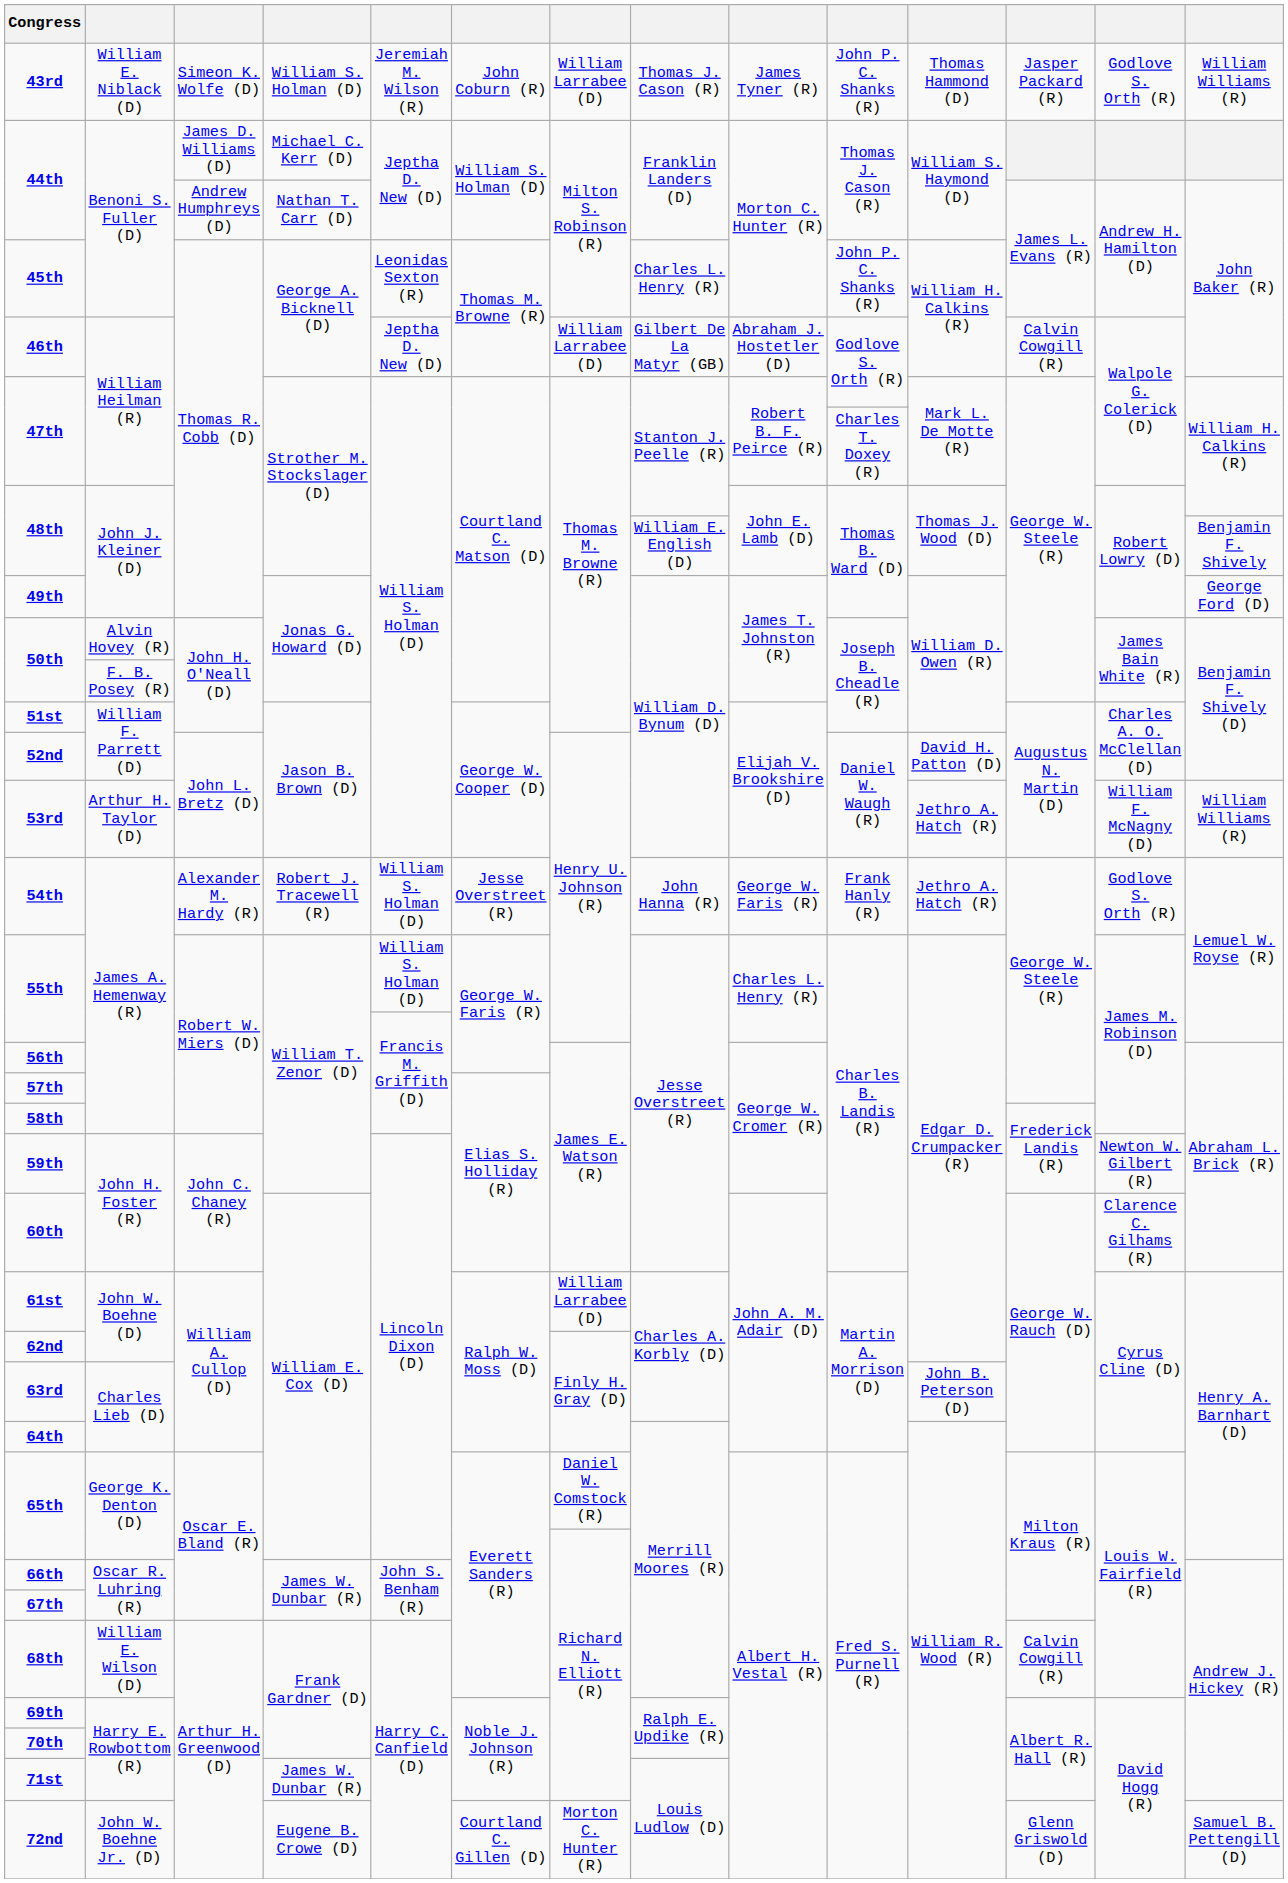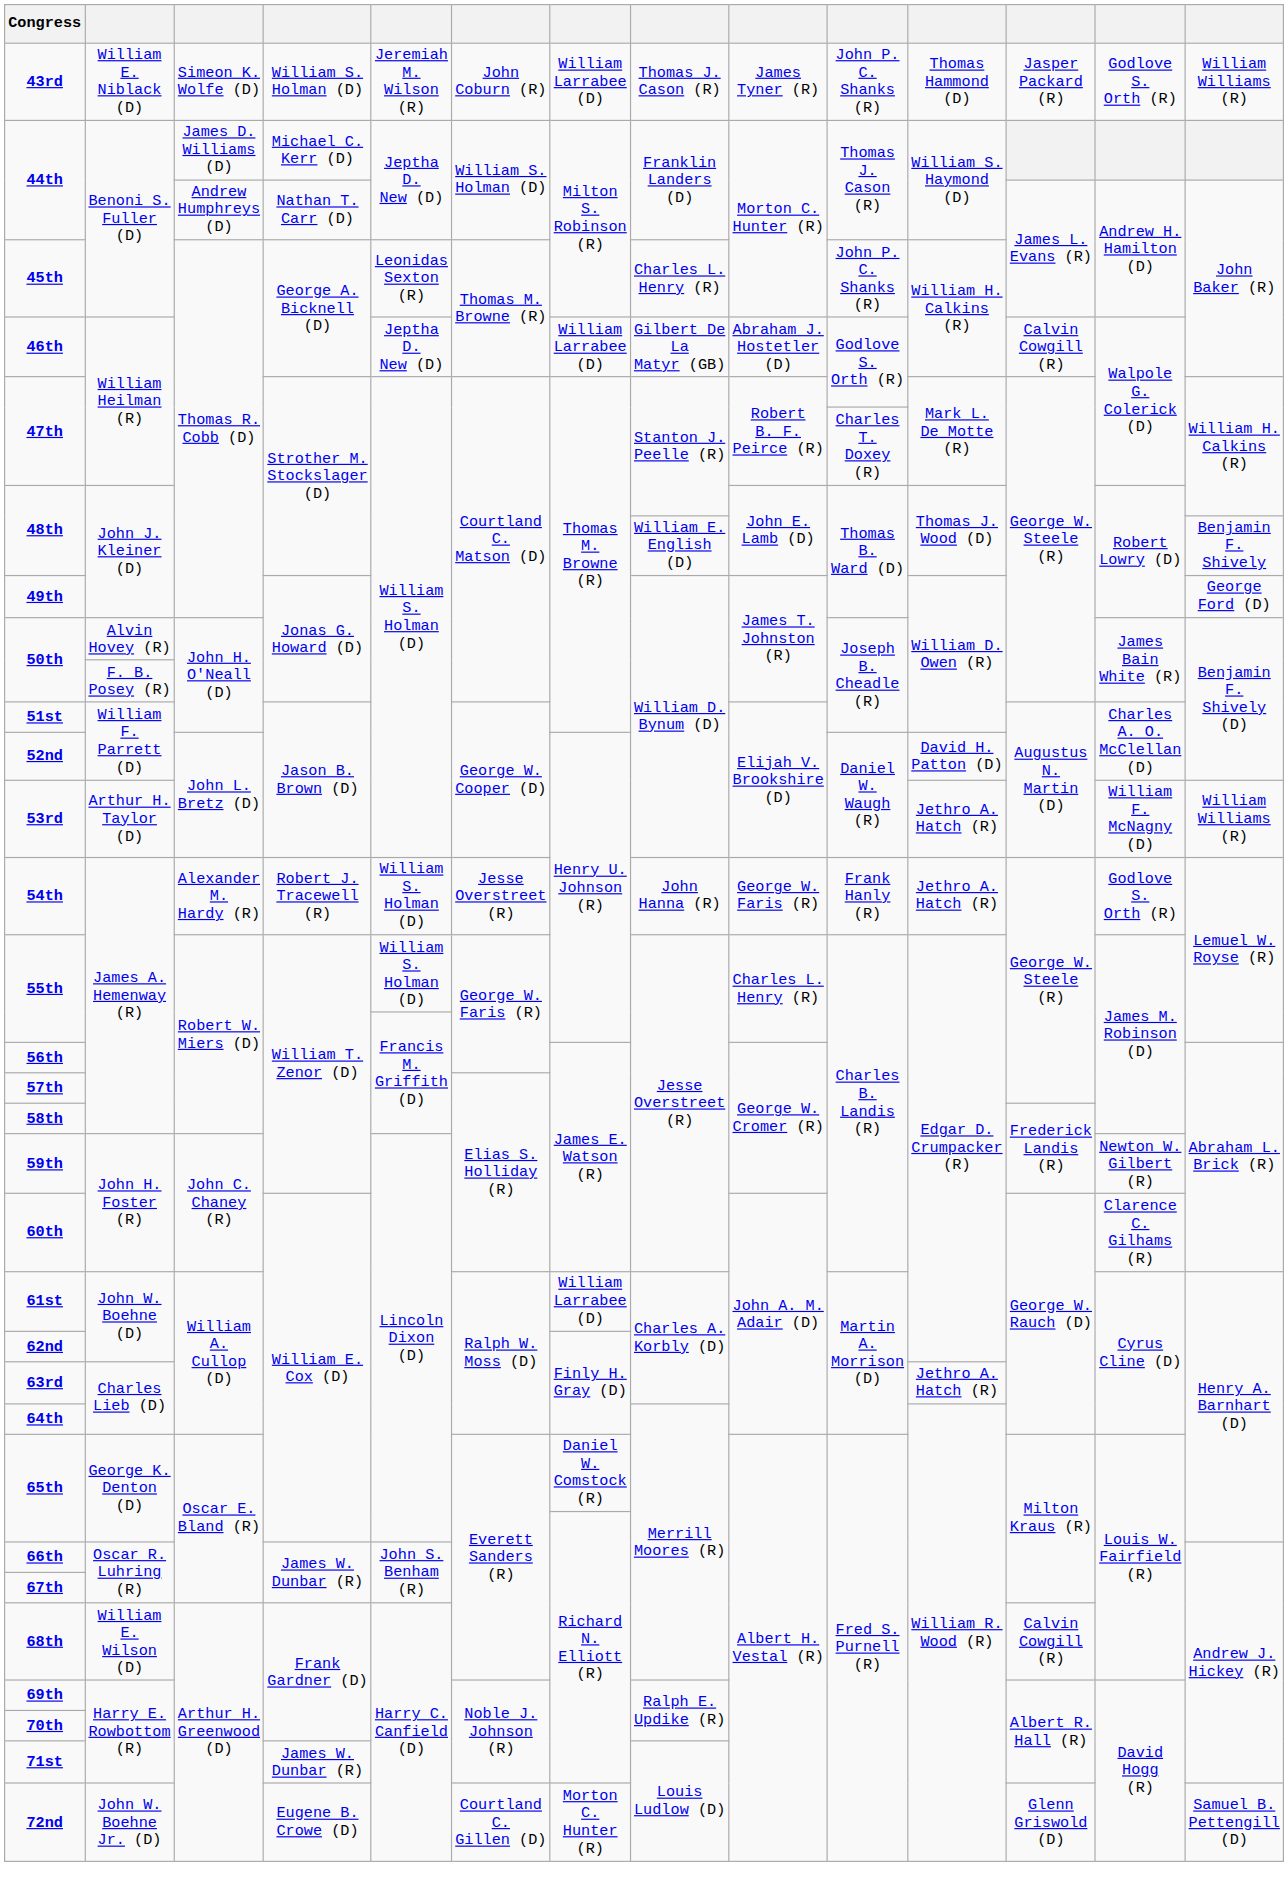(957, 1391) John B. Peterson (D) -> (957, 1383) Jethro A. Hatch (R)
